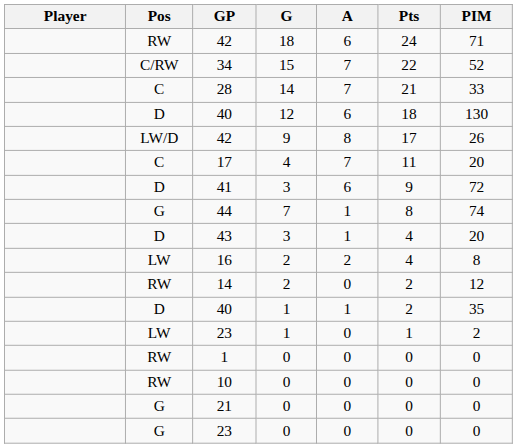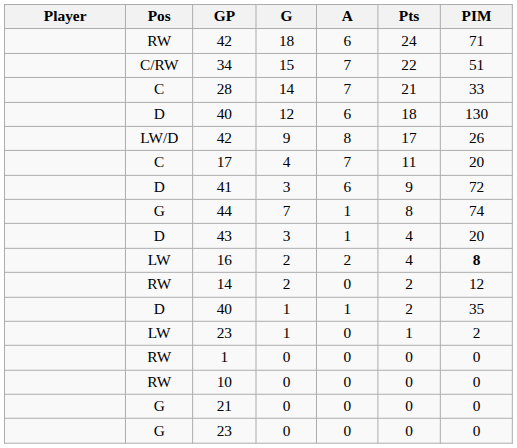(477, 65) 52 -> (477, 65) 51
(477, 260) normal -> (477, 260) bold
